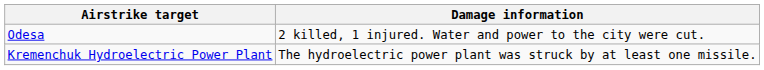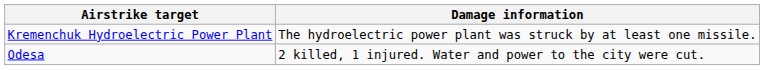rows swapped: (140, 54) <-> (26, 34)
